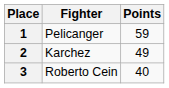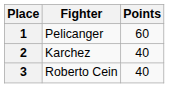(142, 33) 59 -> (142, 33) 60
(142, 53) 49 -> (142, 53) 40
